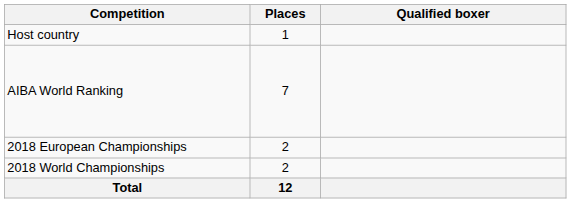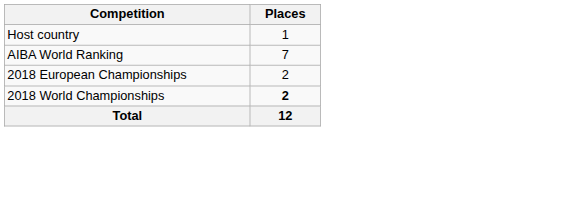- column: (443, 14)
(285, 167) normal -> (285, 95) bold
